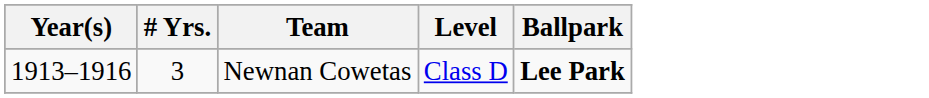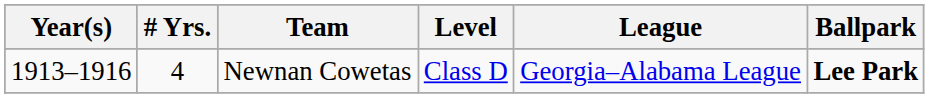+ column: (661, 26)
(177, 70) 3 -> (177, 70) 4
